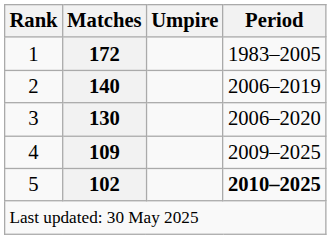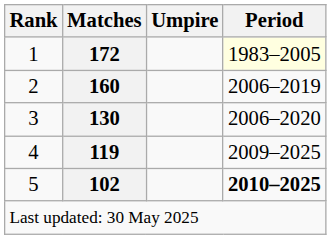(274, 53) no background -> (274, 53) lightyellow background
(104, 86) 140 -> (104, 86) 160
(104, 151) 109 -> (104, 151) 119
